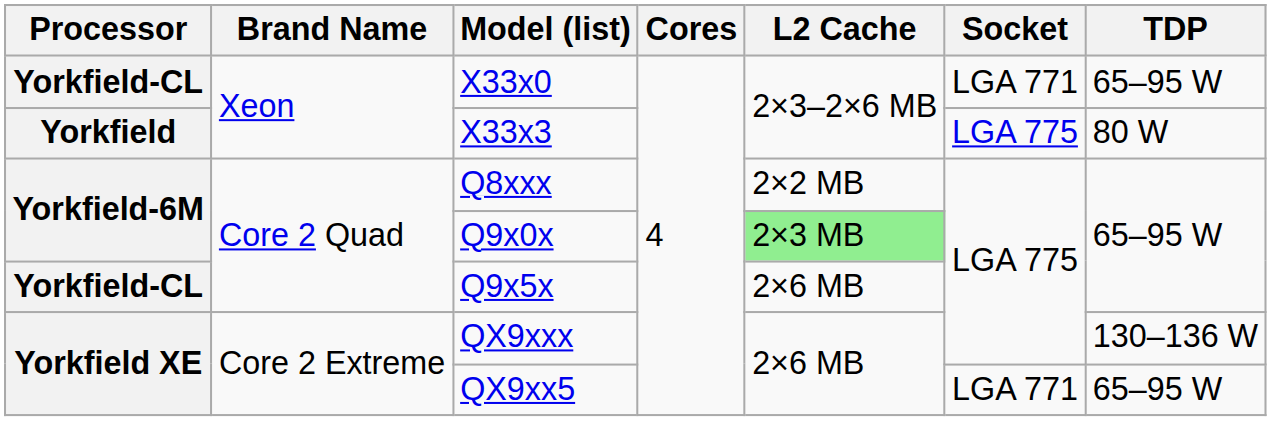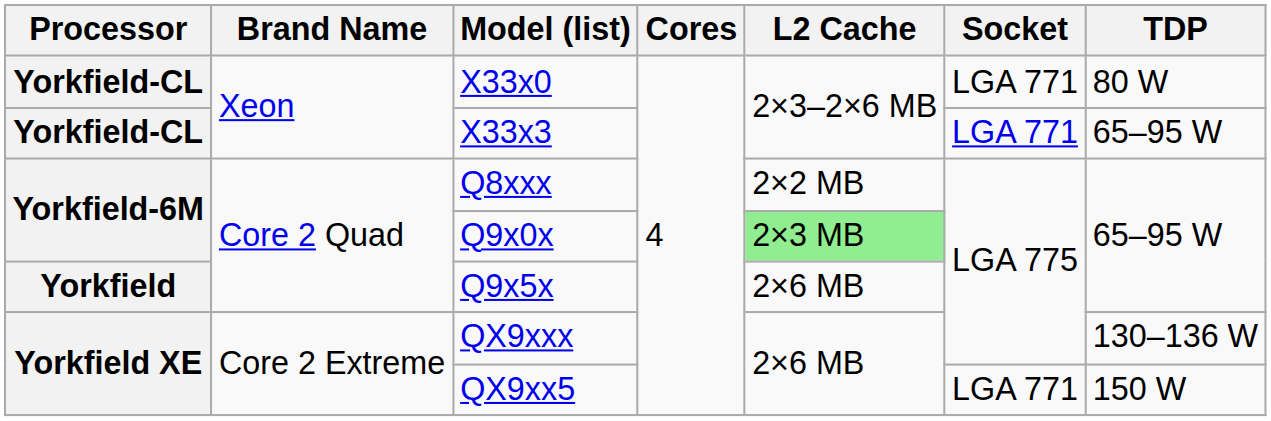(1157, 81) 65–95 W -> (1131, 81) 80 W
(108, 132) Yorkfield -> (108, 132) Yorkfield-CL
(1015, 132) LGA 775 -> (1015, 132) LGA 771
(1131, 132) 80 W -> (1157, 132) 65–95 W
(108, 286) Yorkfield-CL -> (108, 286) Yorkfield
(1157, 388) 65–95 W -> (1140, 388) 150 W
